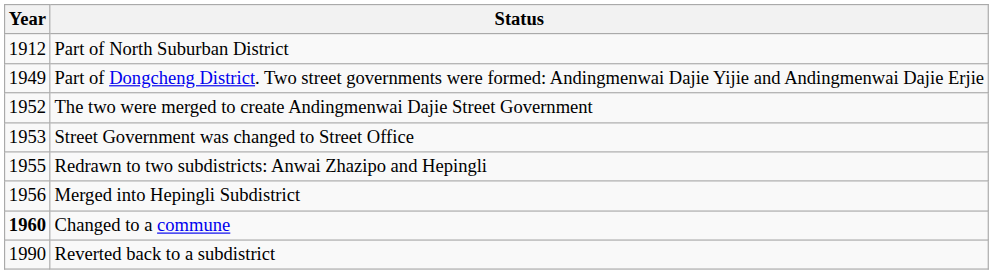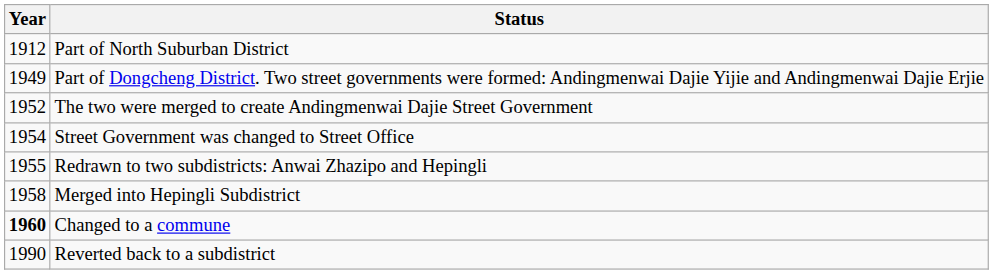(27, 136) 1953 -> (27, 136) 1954
(27, 195) 1956 -> (27, 195) 1958
